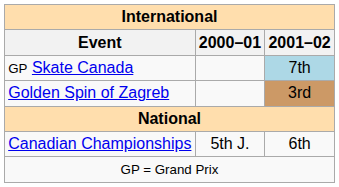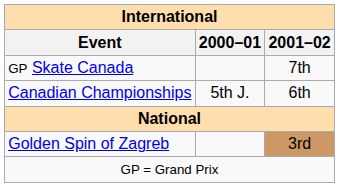(300, 67) lightblue background -> (300, 67) no background
rows swapped: (89, 93) <-> (100, 144)
